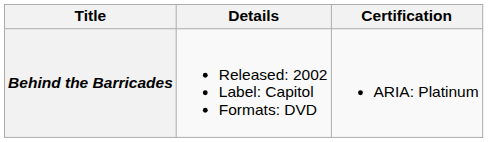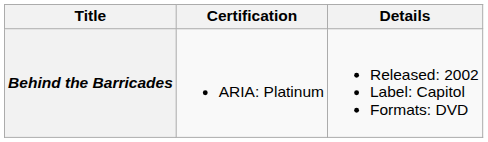columns swapped: (254, 16) <-> (407, 16)
